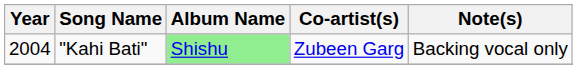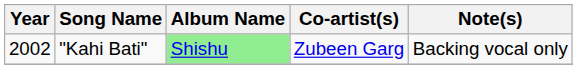(30, 49) 2004 -> (30, 49) 2002
